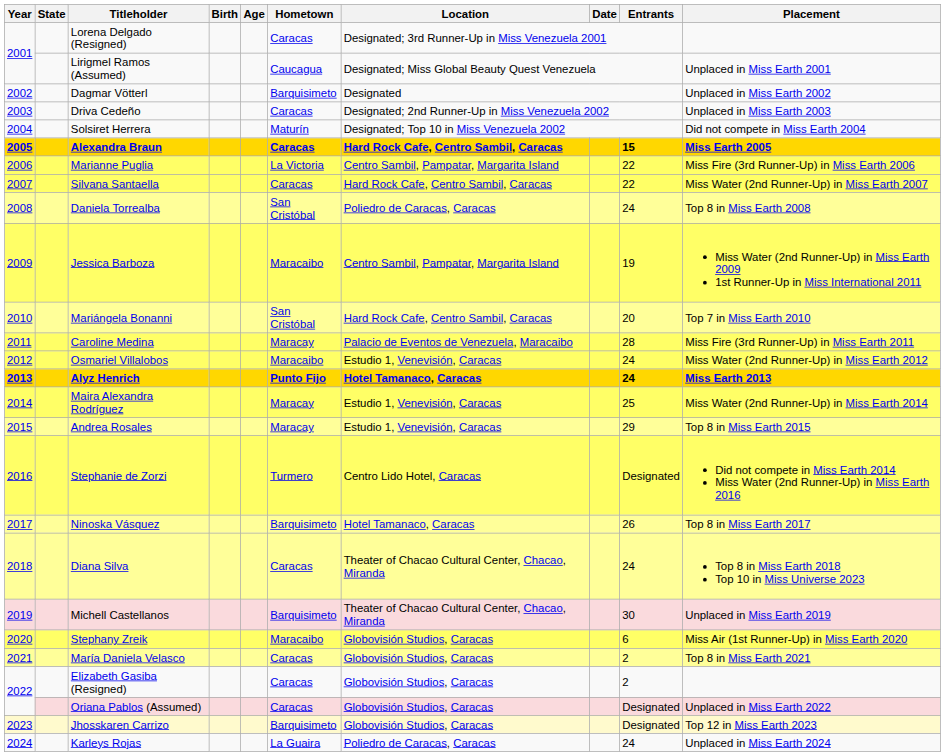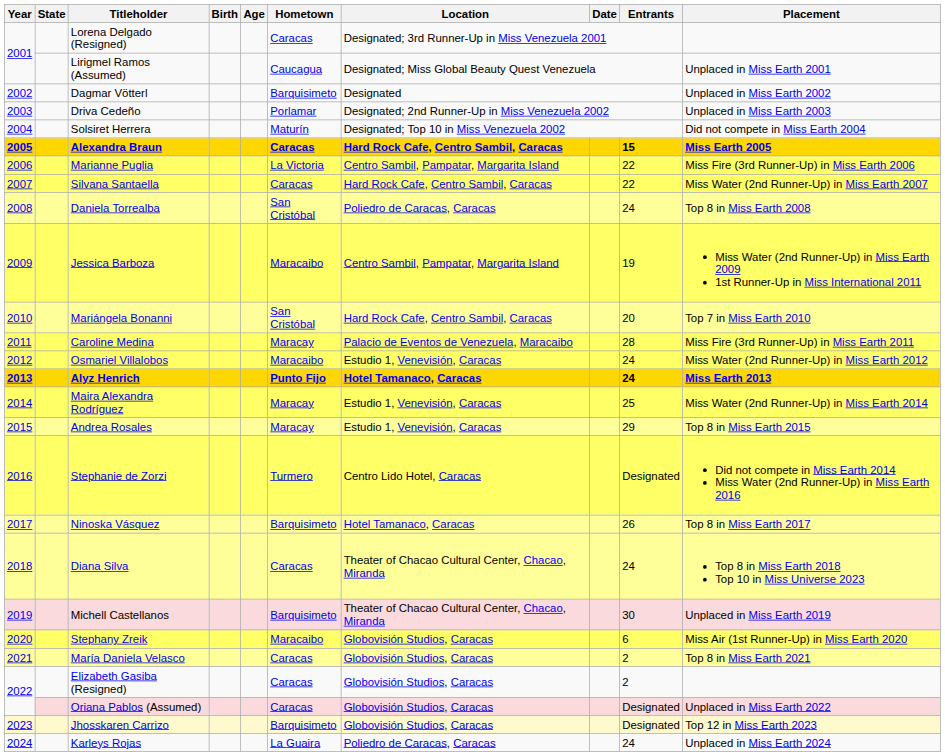(291, 111) Caracas -> (293, 111) Porlamar
